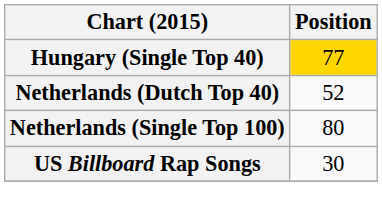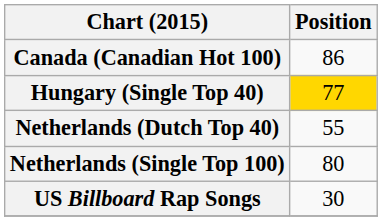+ row: (147, 57)
(333, 92) 52 -> (333, 127) 55
